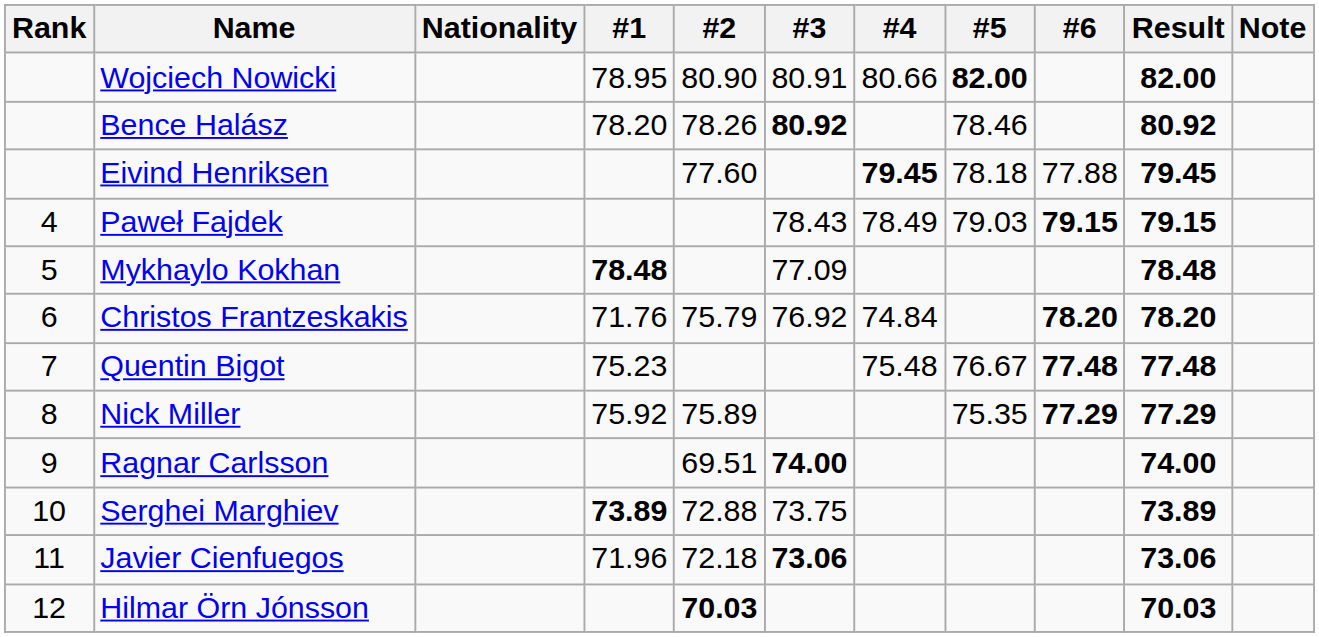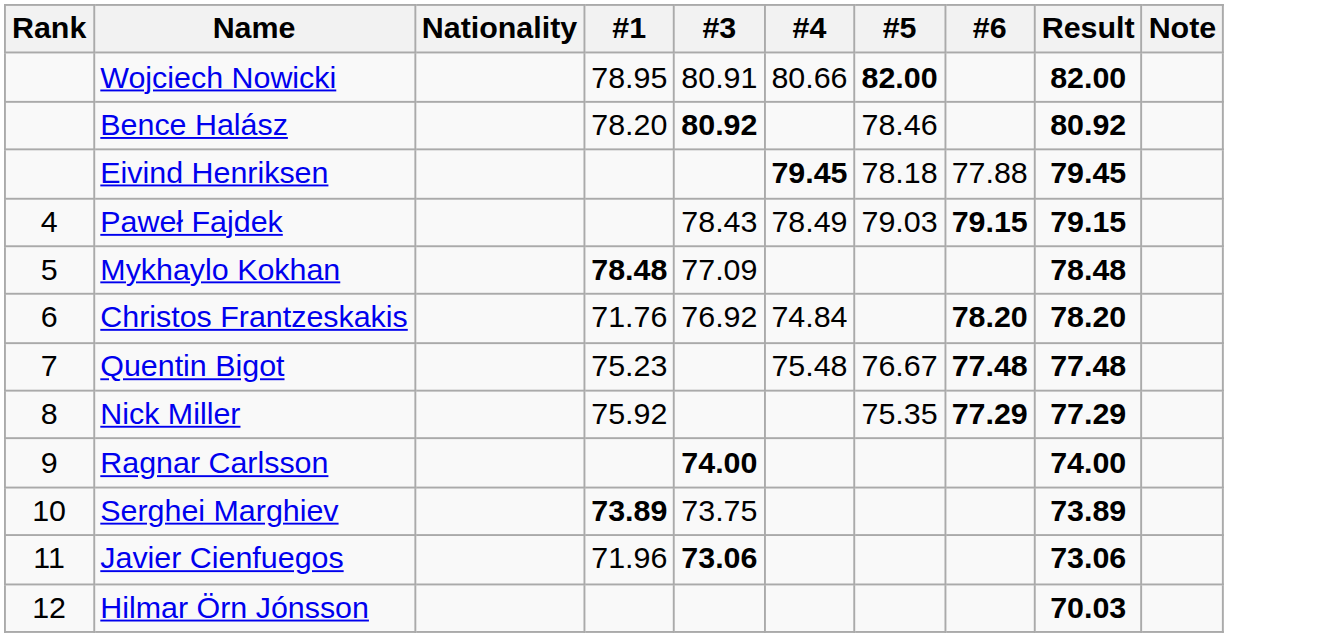- column: (719, 28)
